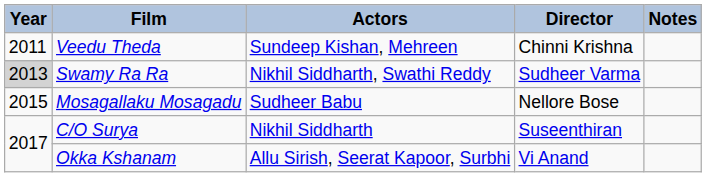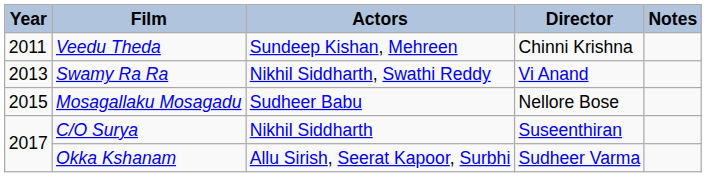(28, 74) lightgrey background -> (28, 74) no background
(579, 74) Sudheer Varma -> (554, 74) Vi Anand
(554, 158) Vi Anand -> (579, 158) Sudheer Varma
